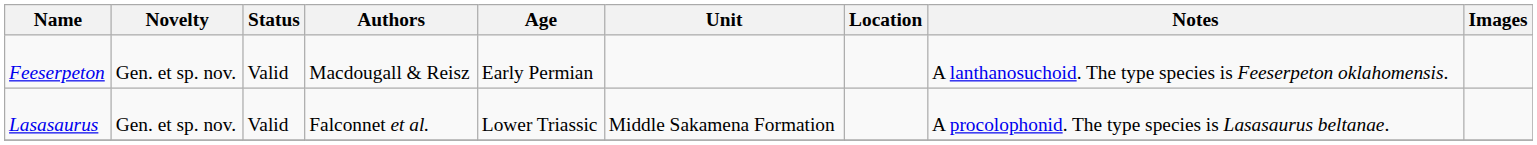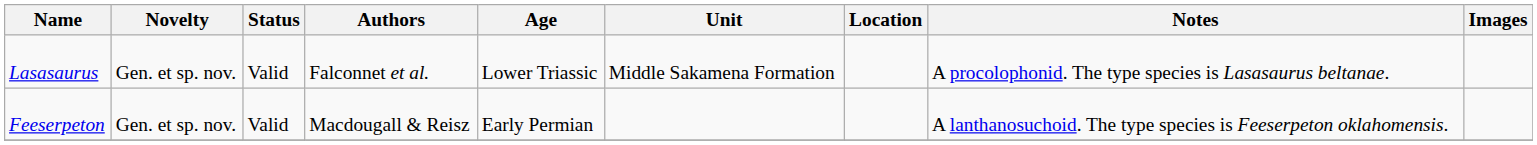rows swapped: (57, 72) <-> (54, 124)
